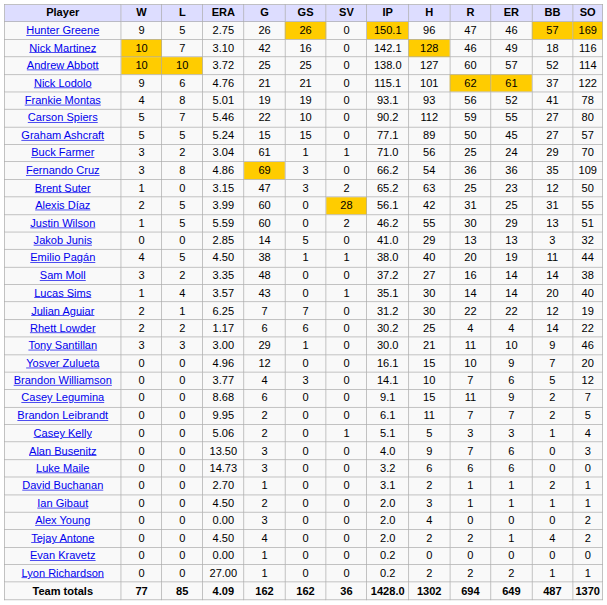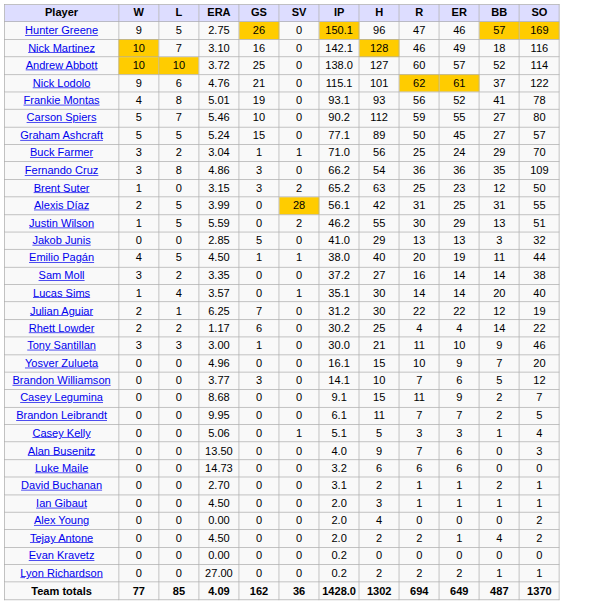- column: (265, 13)
